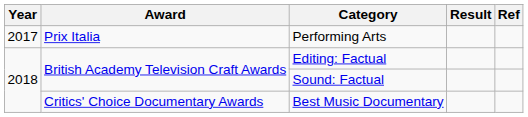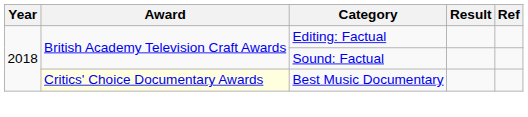- row: (339, 36)
(154, 101) no background -> (154, 79) lightyellow background
